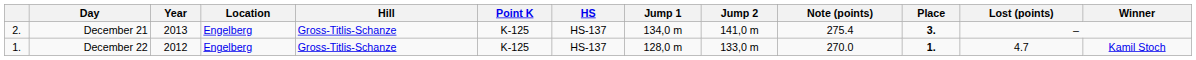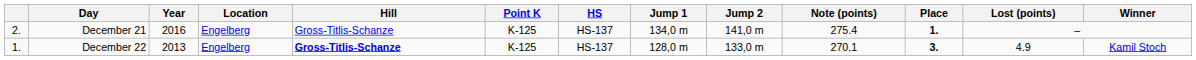(176, 30) 2013 -> (174, 30) 2016
(931, 30) 3. -> (934, 30) 1.
(176, 47) 2012 -> (174, 47) 2013
(347, 47) normal -> (348, 47) bold
(840, 47) 270.0 -> (844, 47) 270.1
(931, 47) 1. -> (934, 47) 3.
(1021, 47) 4.7 -> (1023, 47) 4.9
